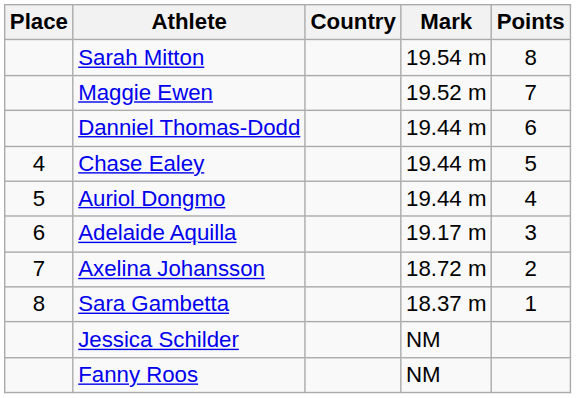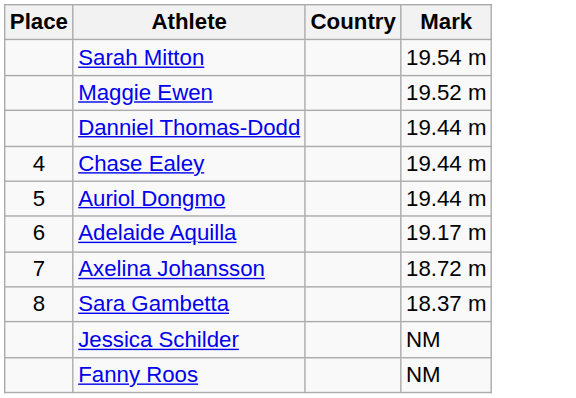- column: (531, 22)
